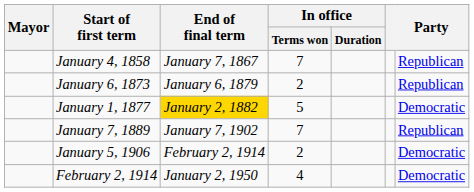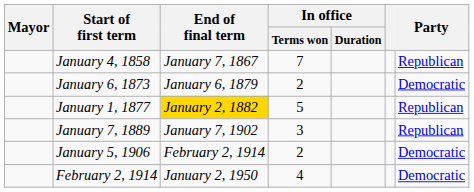(431, 84) Republican -> (431, 84) Democratic
(431, 107) Democratic -> (431, 107) Republican
(300, 130) 7 -> (300, 130) 3
